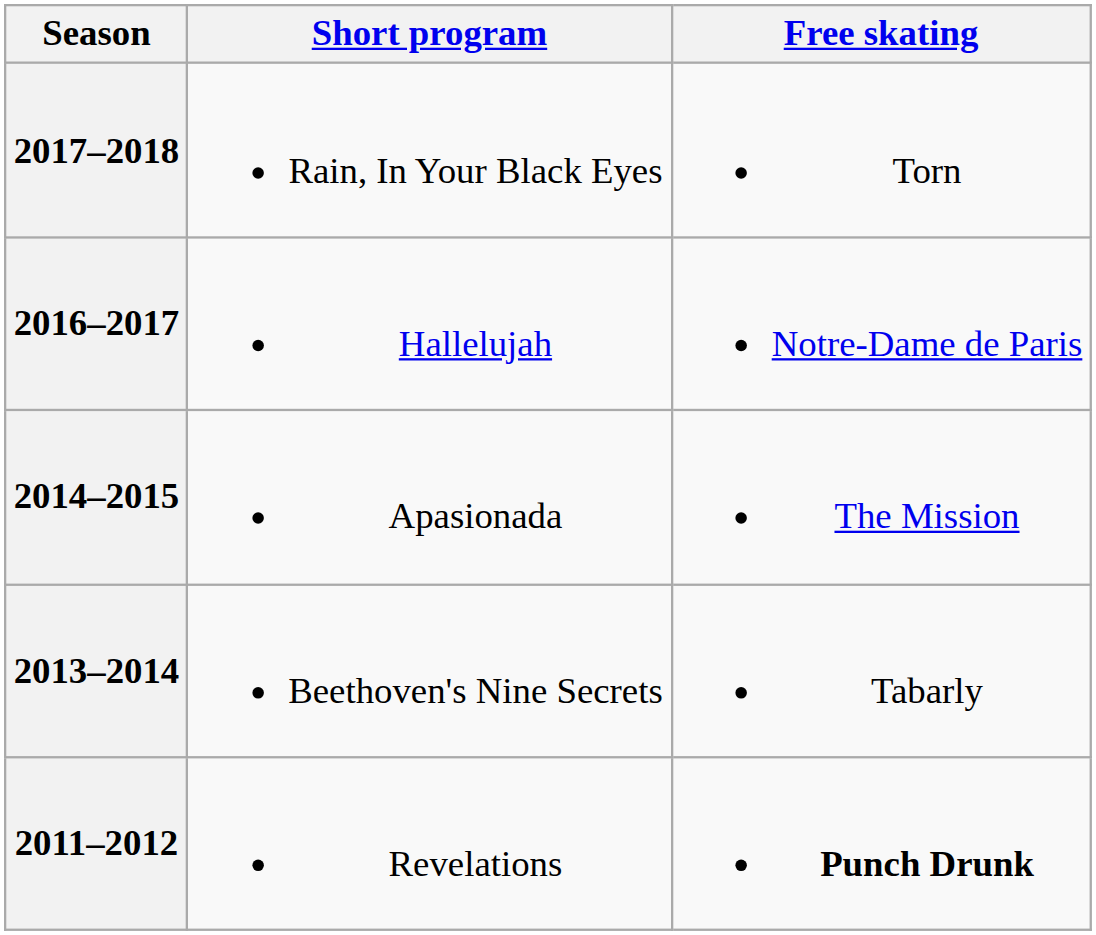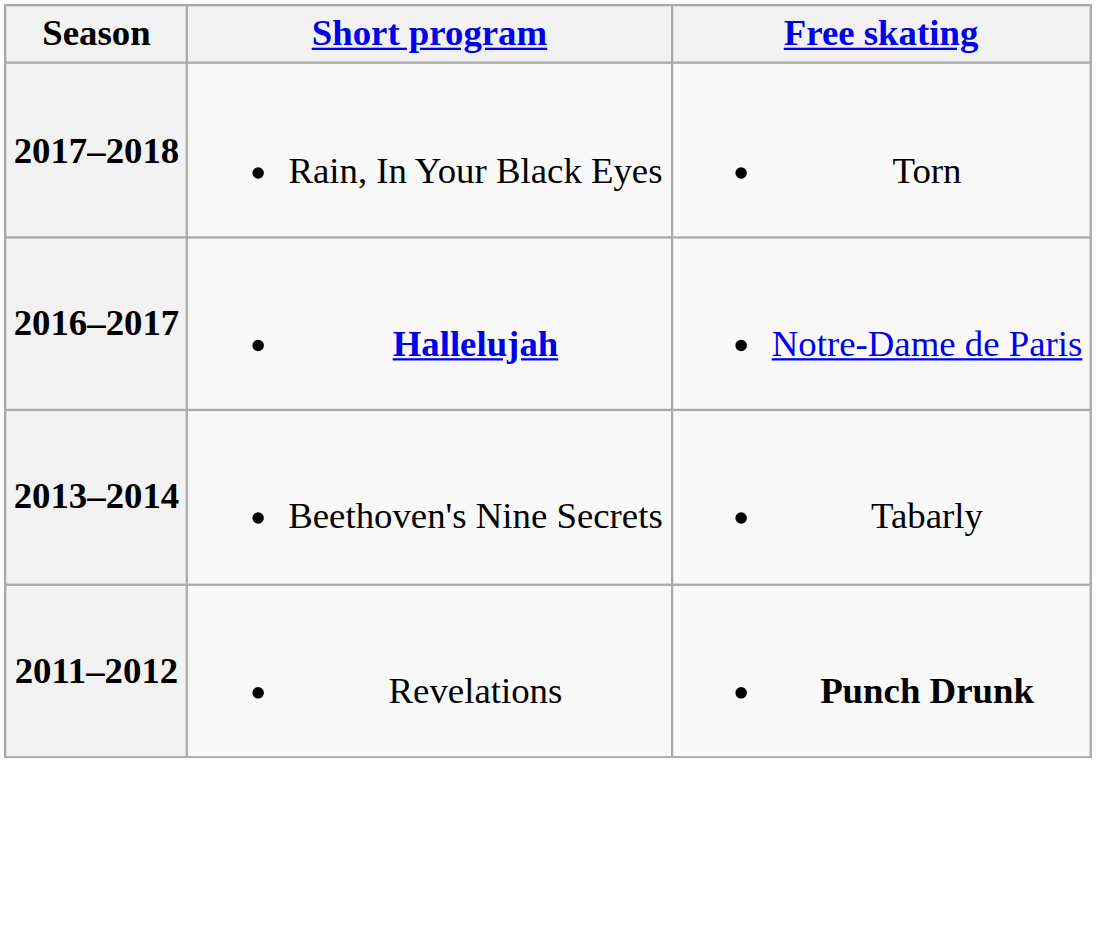(429, 344) normal -> (429, 344) bold
- row: (96, 496)
